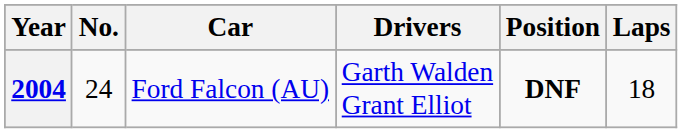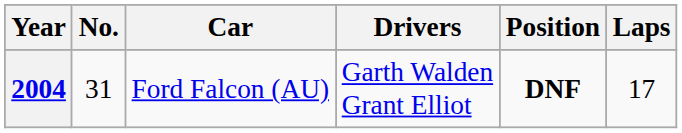(99, 88) 24 -> (99, 88) 31
(642, 88) 18 -> (642, 88) 17
